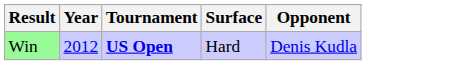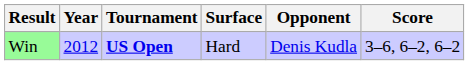+ column: (413, 18)
